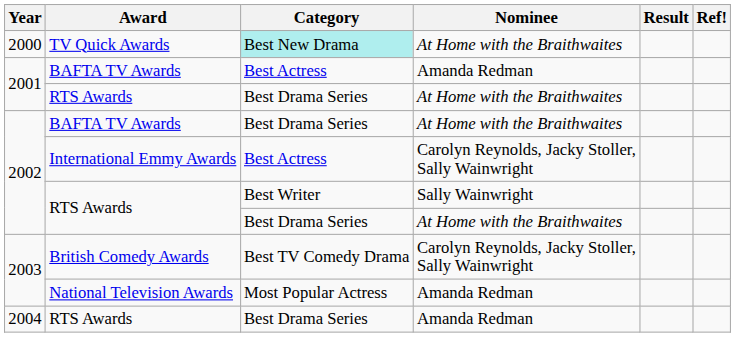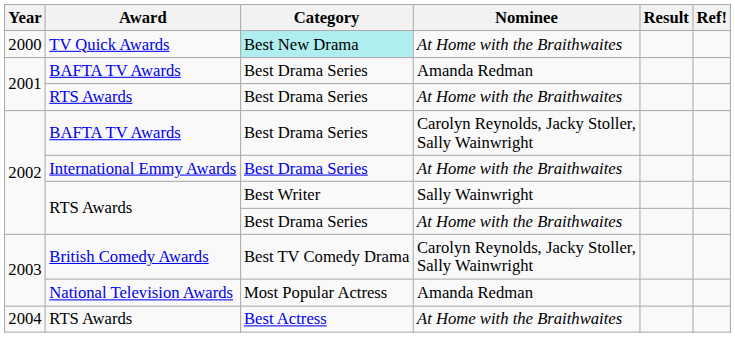(285, 70) Best Actress -> (306, 70) Best Drama Series
(520, 123) At Home with the Braithwaites -> (526, 132) Carolyn Reynolds, Jacky Stoller, Sally Wainwright
(285, 159) Best Actress -> (306, 168) Best Drama Series
(526, 159) Carolyn Reynolds, Jacky Stoller, Sally Wainwright -> (520, 168) At Home with the Braithwaites
(306, 319) Best Drama Series -> (285, 319) Best Actress
(475, 319) Amanda Redman -> (520, 319) At Home with the Braithwaites
